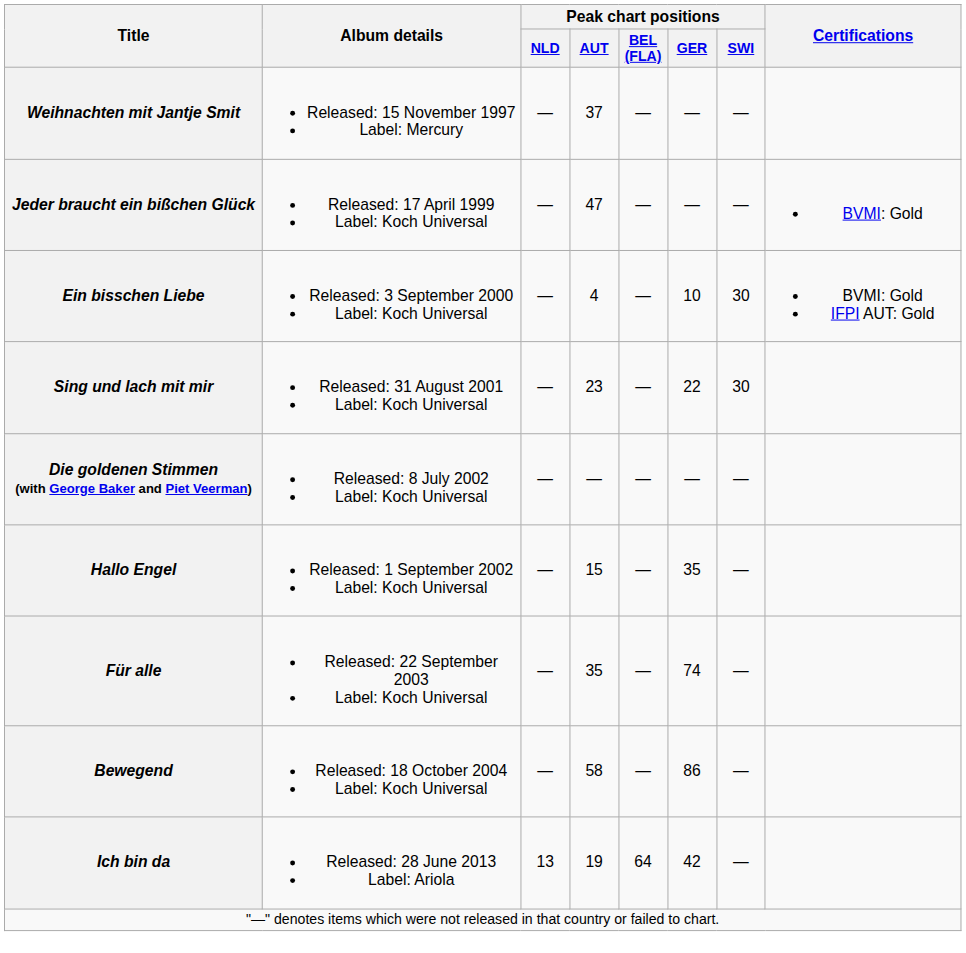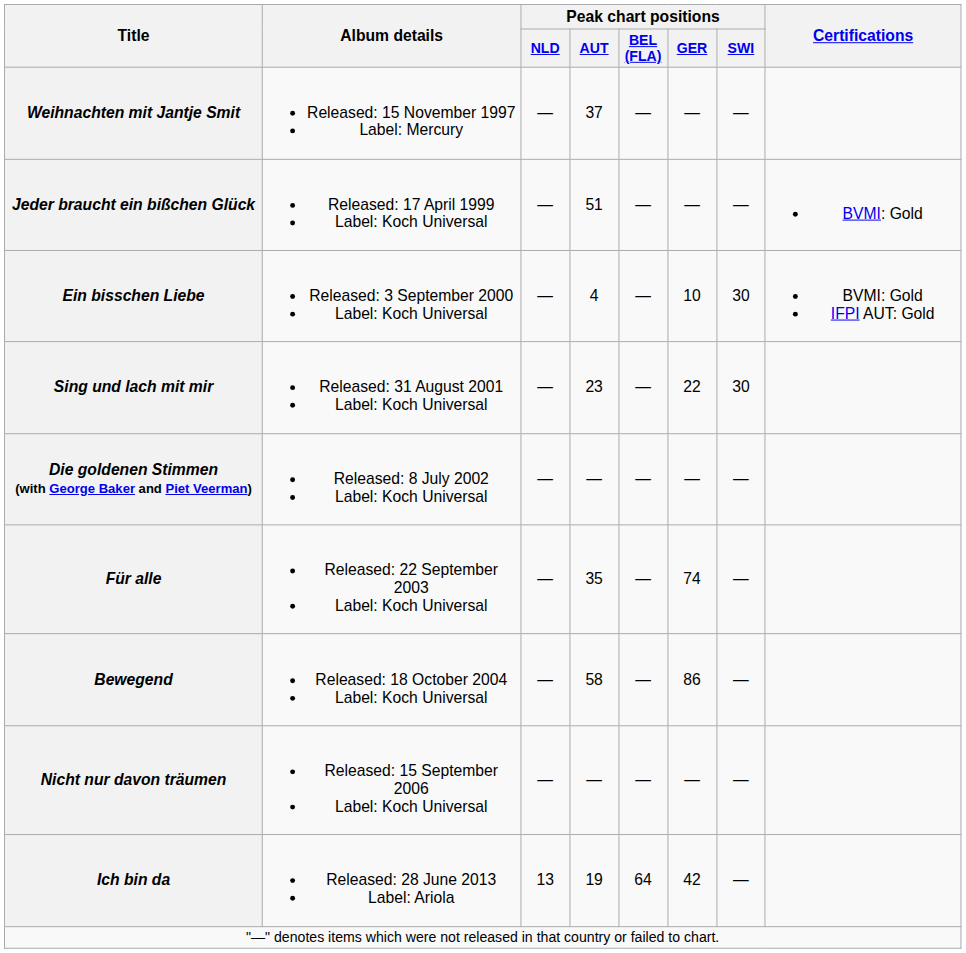(594, 204) 47 -> (594, 204) 51
- row: (134, 570)
+ row: (134, 780)
